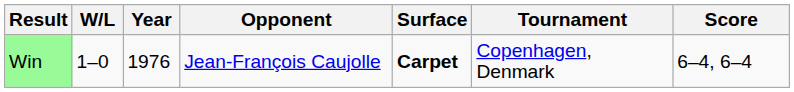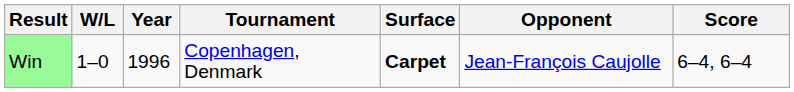columns swapped: (572, 19) <-> (286, 19)
(149, 60) 1976 -> (149, 60) 1996
